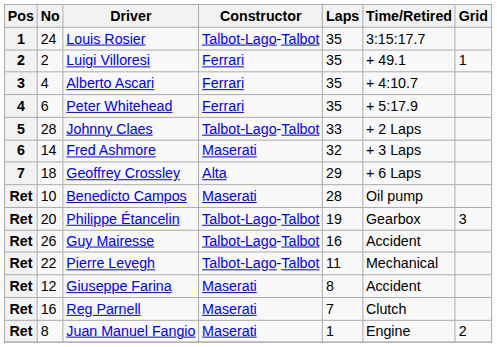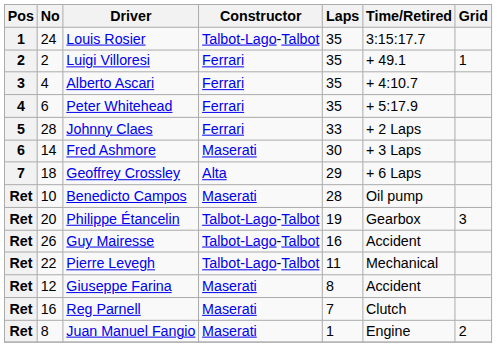(261, 129) Talbot-Lago-Talbot -> (223, 129) Ferrari
(334, 151) 32 -> (334, 151) 30
